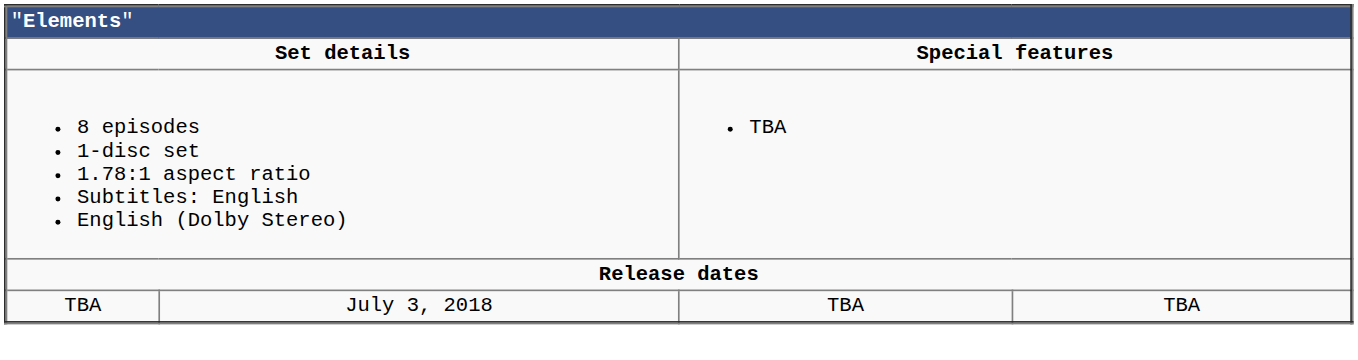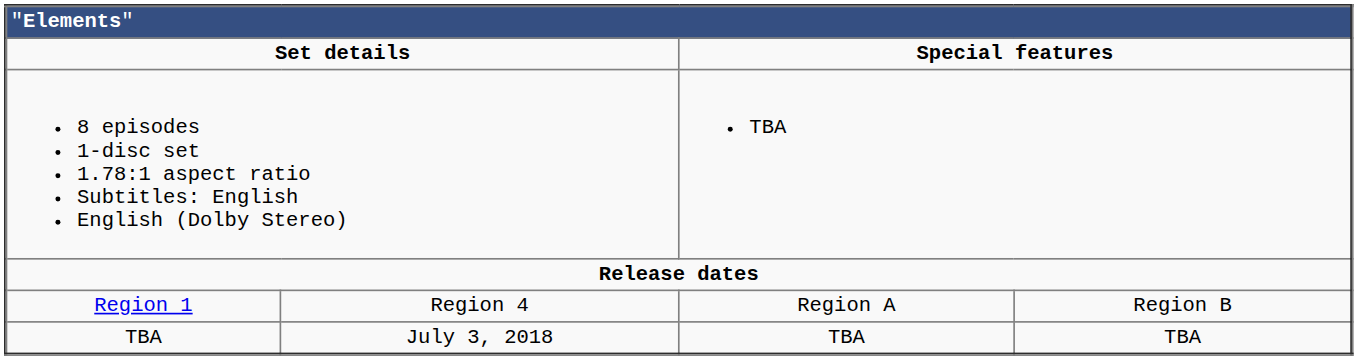+ row: (143, 306)
